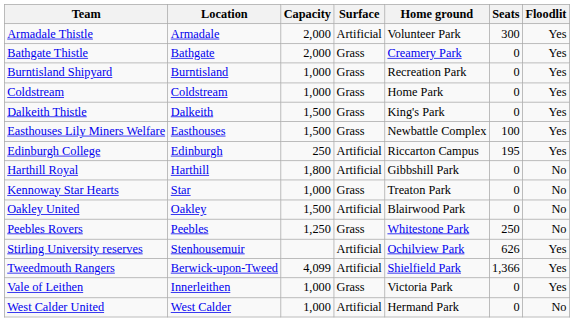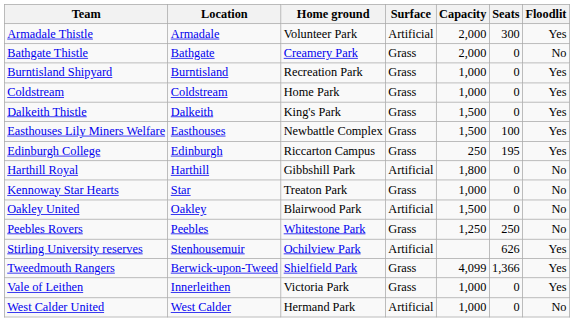columns swapped: (437, 14) <-> (307, 14)
(558, 53) Yes -> (559, 53) No
(359, 151) Artificial -> (402, 151) Grass
(359, 268) Artificial -> (402, 268) Grass
